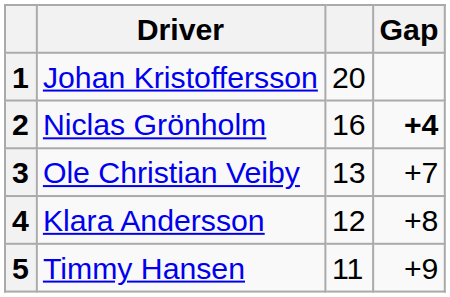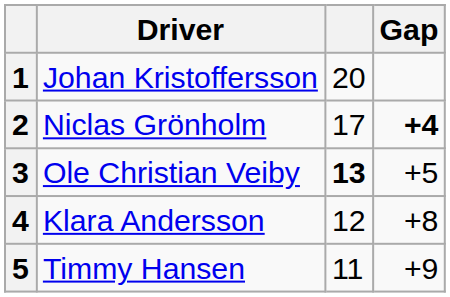(349, 125) 16 -> (349, 125) 17
(349, 173) normal -> (349, 173) bold
(421, 173) +7 -> (421, 173) +5
